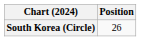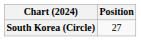(117, 28) 26 -> (117, 28) 27
